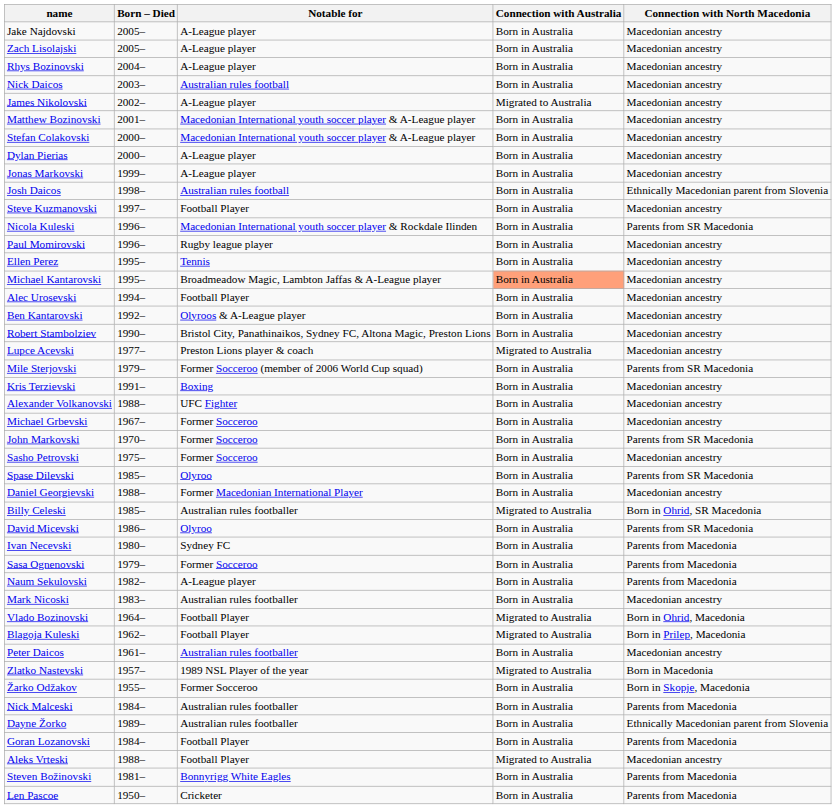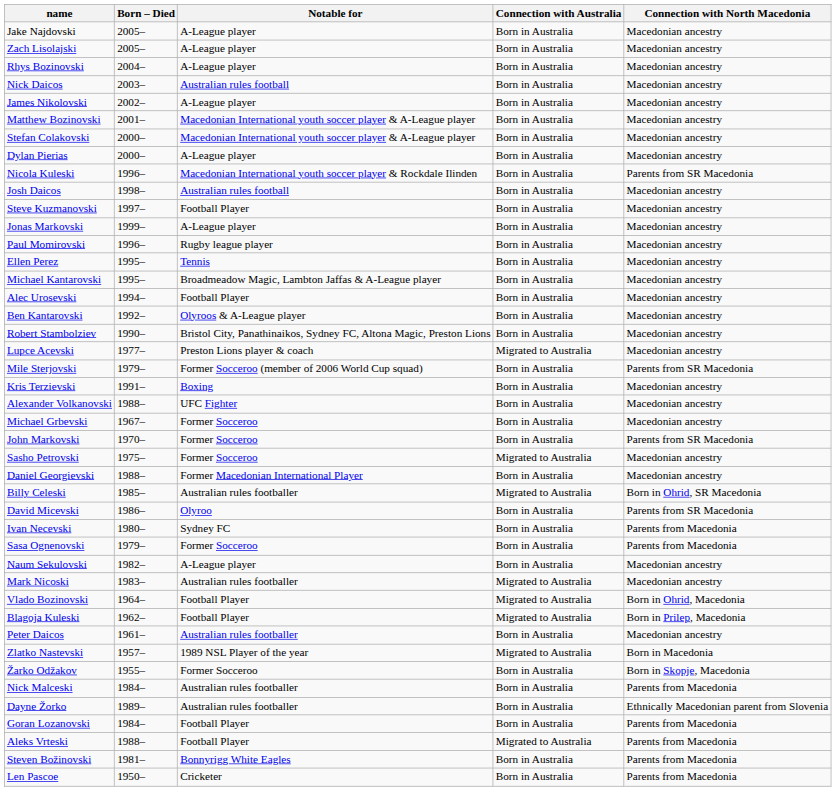(544, 102) Migrated to Australia -> (534, 102) Born in Australia
rows swapped: (45, 173) <-> (41, 226)
(727, 191) Ethnically Macedonian parent from Slovenia -> (674, 191) Macedonian ancestry
(534, 279) lightsalmon background -> (534, 279) no background
(534, 457) Born in Australia -> (544, 457) Migrated to Australia
- row: (40, 475)
(682, 581) Parents from Macedonia -> (674, 564) Macedonian ancestry
(534, 599) Born in Australia -> (544, 581) Migrated to Australia
(674, 759) Macedonian ancestry -> (682, 741) Parents from Macedonia
